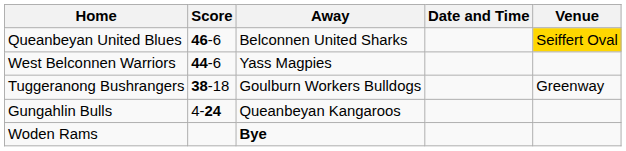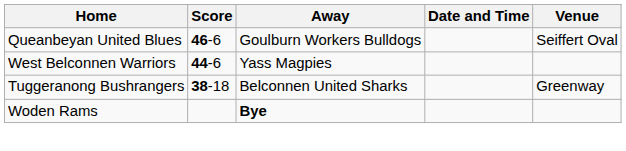(323, 39) Belconnen United Sharks -> (330, 39) Goulburn Workers Bulldogs
(577, 39) gold background -> (577, 39) no background
(330, 87) Goulburn Workers Bulldogs -> (323, 87) Belconnen United Sharks
- row: (60, 110)
